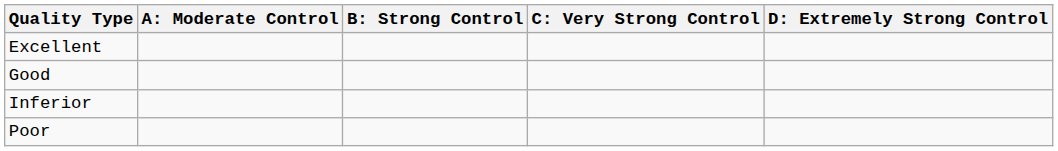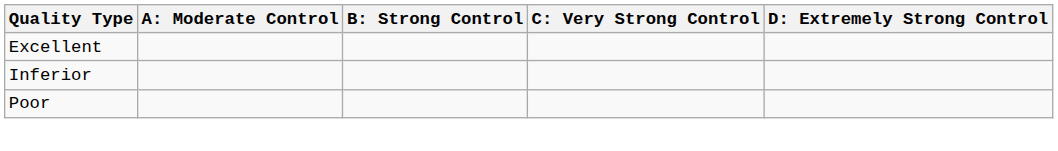- row: (30, 75)
